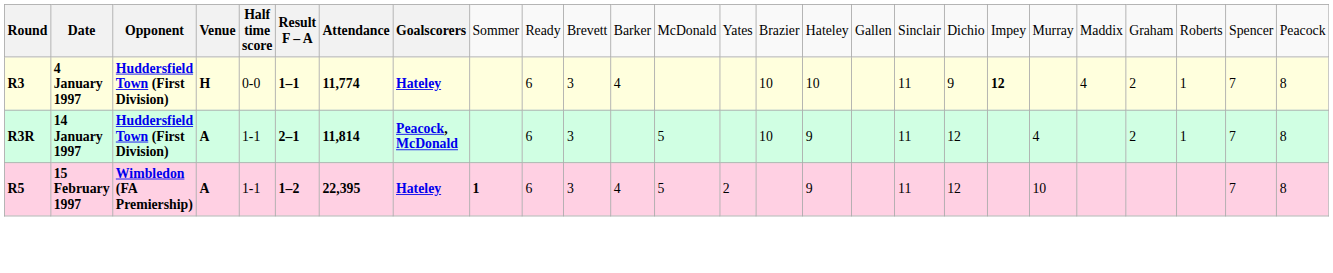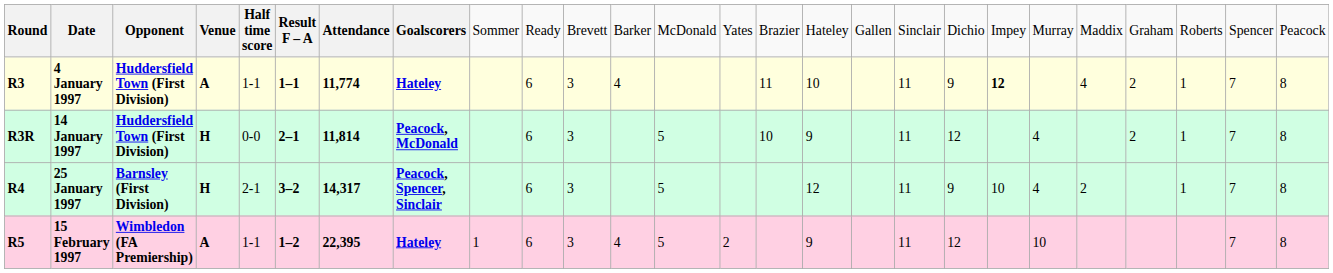(205, 83) H -> (204, 83) A
(251, 83) 0-0 -> (251, 83) 1-1
(766, 83) 10 -> (766, 83) 11
(204, 136) A -> (205, 136) H
(251, 136) 1-1 -> (251, 136) 0-0
+ row: (78, 189)
(476, 189) bold -> (476, 242) normal
